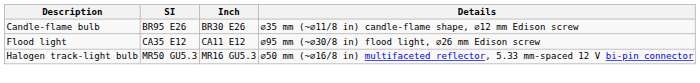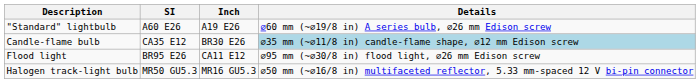+ row: (61, 27)
(164, 27) BR95 E26 -> (164, 41) CA35 E12
(419, 27) no background -> (419, 41) lightblue background
(164, 41) CA35 E12 -> (164, 56) BR95 E26
